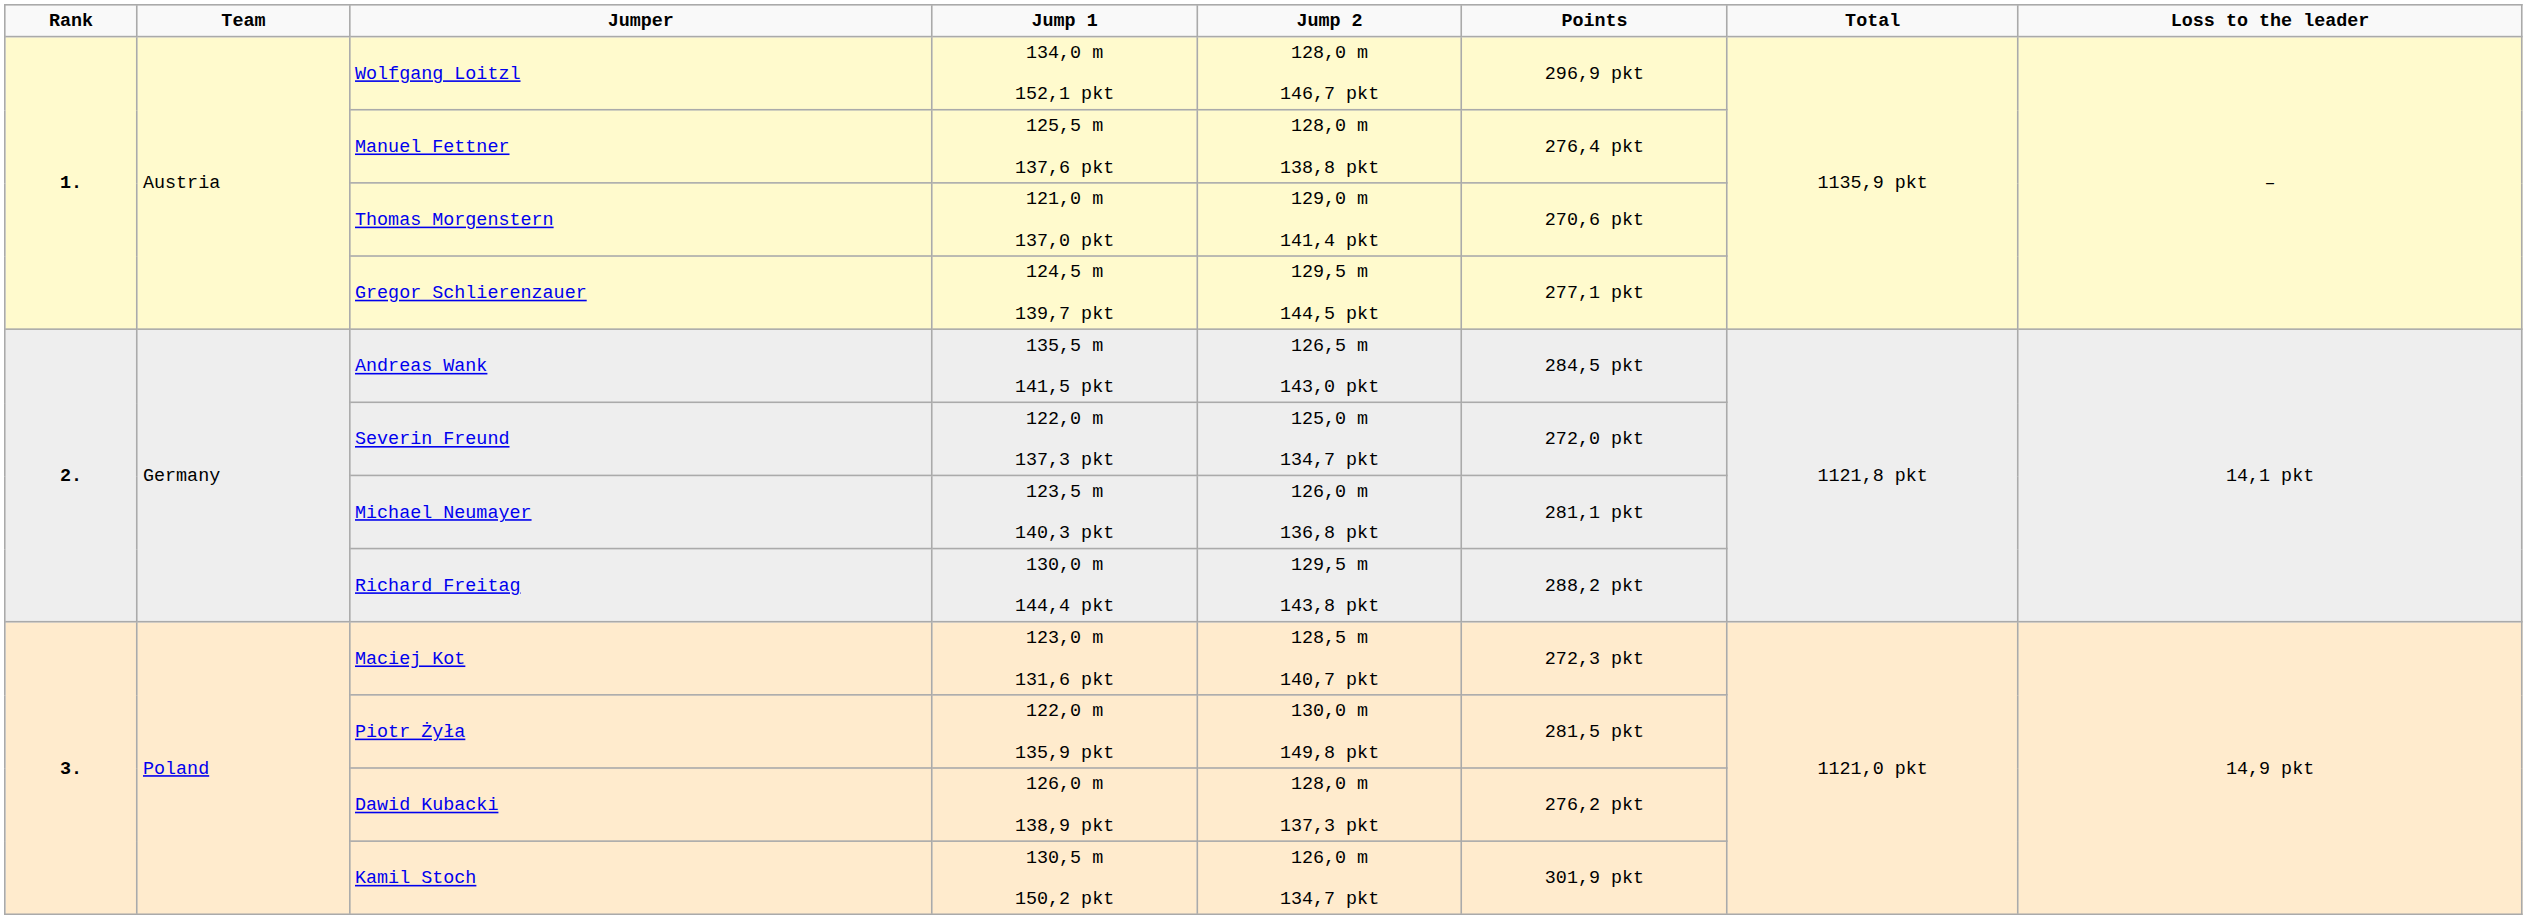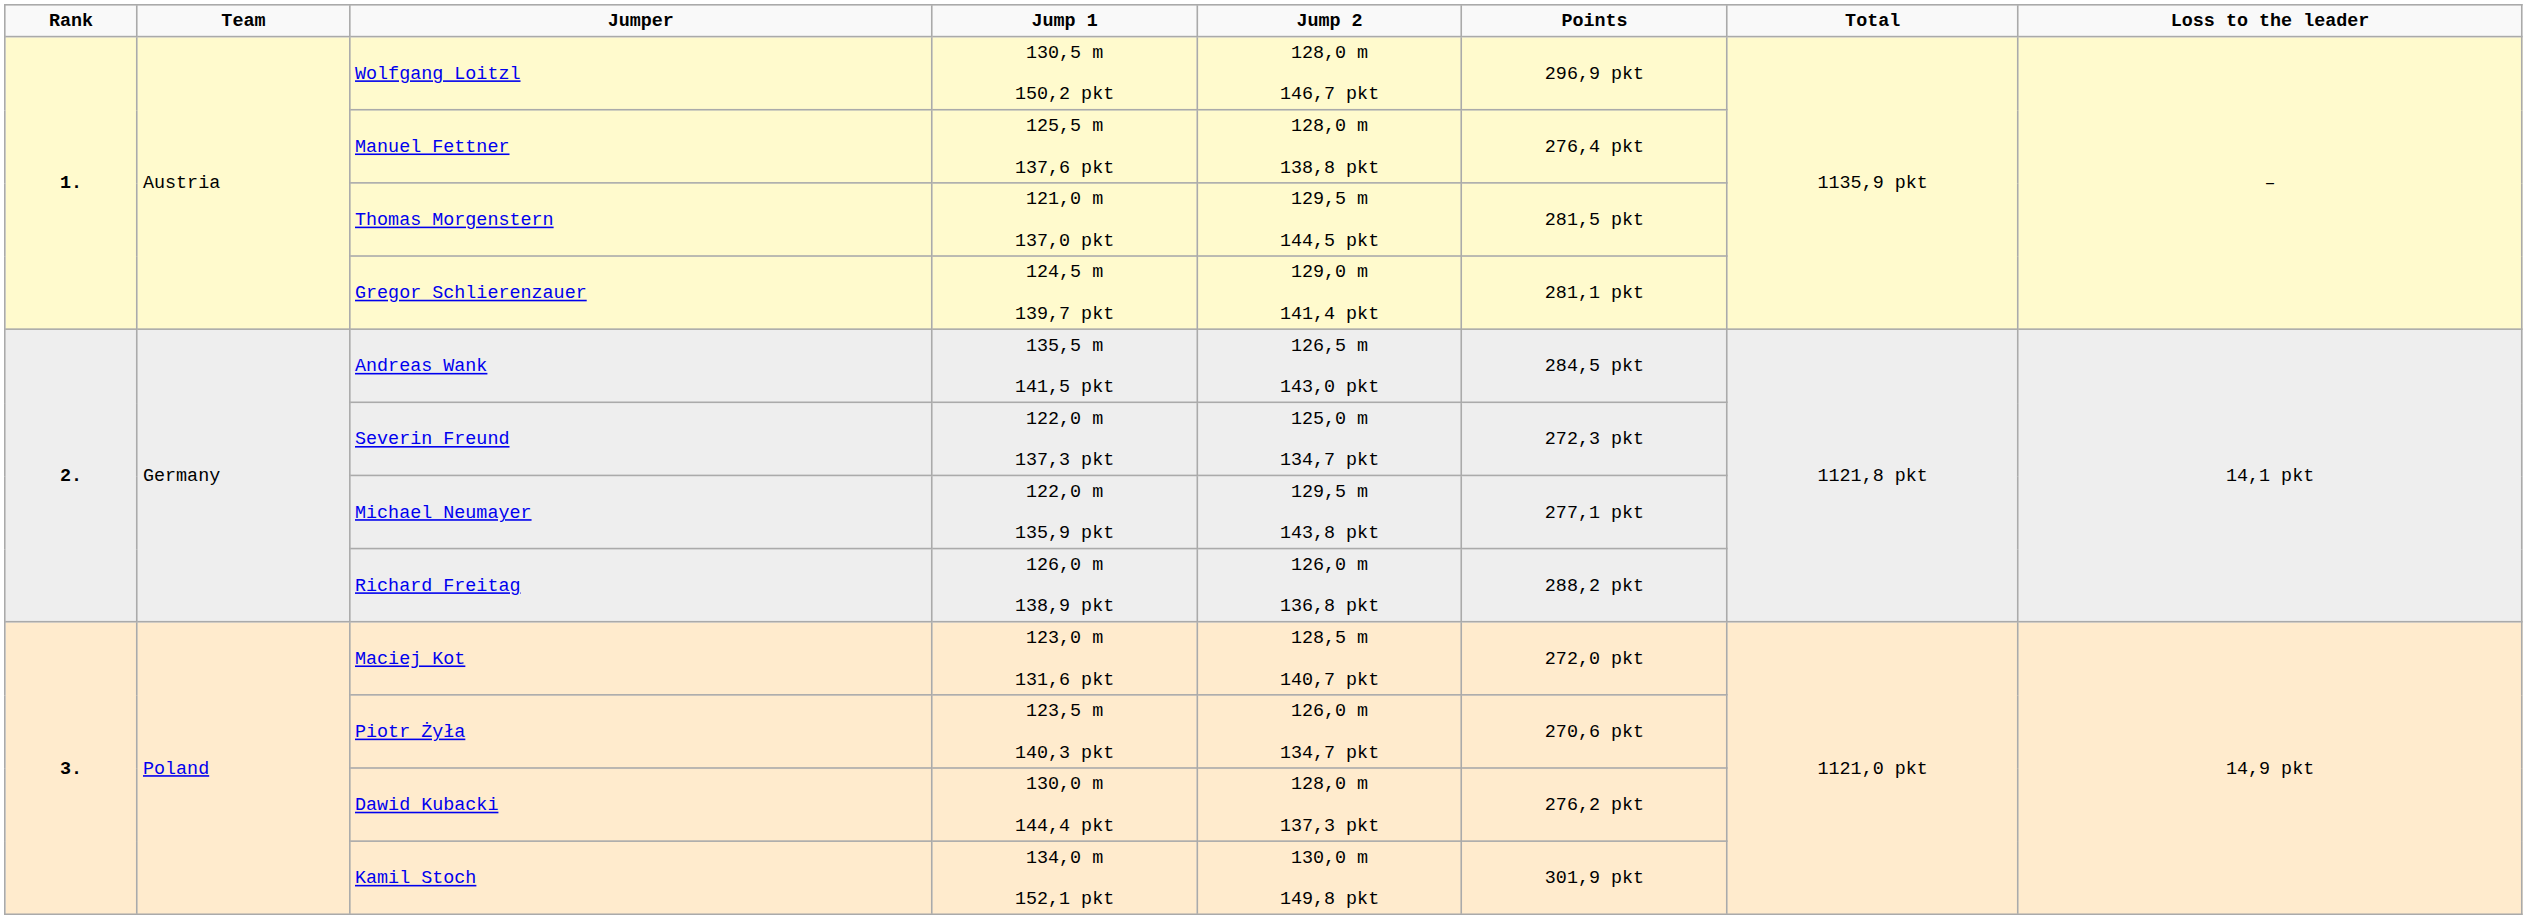(1065, 73) 134,0 m 152,1 pkt -> (1065, 73) 130,5 m 150,2 pkt
(1330, 219) 129,0 m 141,4 pkt -> (1330, 219) 129,5 m 144,5 pkt
(1594, 219) 270,6 pkt -> (1594, 219) 281,5 pkt
(1330, 292) 129,5 m 144,5 pkt -> (1330, 292) 129,0 m 141,4 pkt
(1594, 292) 277,1 pkt -> (1594, 292) 281,1 pkt
(1594, 438) 272,0 pkt -> (1594, 438) 272,3 pkt
(1065, 512) 123,5 m 140,3 pkt -> (1065, 512) 122,0 m 135,9 pkt
(1330, 512) 126,0 m 136,8 pkt -> (1330, 512) 129,5 m 143,8 pkt
(1594, 512) 281,1 pkt -> (1594, 512) 277,1 pkt
(1065, 585) 130,0 m 144,4 pkt -> (1065, 585) 126,0 m 138,9 pkt
(1330, 585) 129,5 m 143,8 pkt -> (1330, 585) 126,0 m 136,8 pkt
(1594, 658) 272,3 pkt -> (1594, 658) 272,0 pkt
(1065, 731) 122,0 m 135,9 pkt -> (1065, 731) 123,5 m 140,3 pkt
(1330, 731) 130,0 m 149,8 pkt -> (1330, 731) 126,0 m 134,7 pkt
(1594, 731) 281,5 pkt -> (1594, 731) 270,6 pkt
(1065, 804) 126,0 m 138,9 pkt -> (1065, 804) 130,0 m 144,4 pkt
(1065, 877) 130,5 m 150,2 pkt -> (1065, 877) 134,0 m 152,1 pkt
(1330, 877) 126,0 m 134,7 pkt -> (1330, 877) 130,0 m 149,8 pkt
